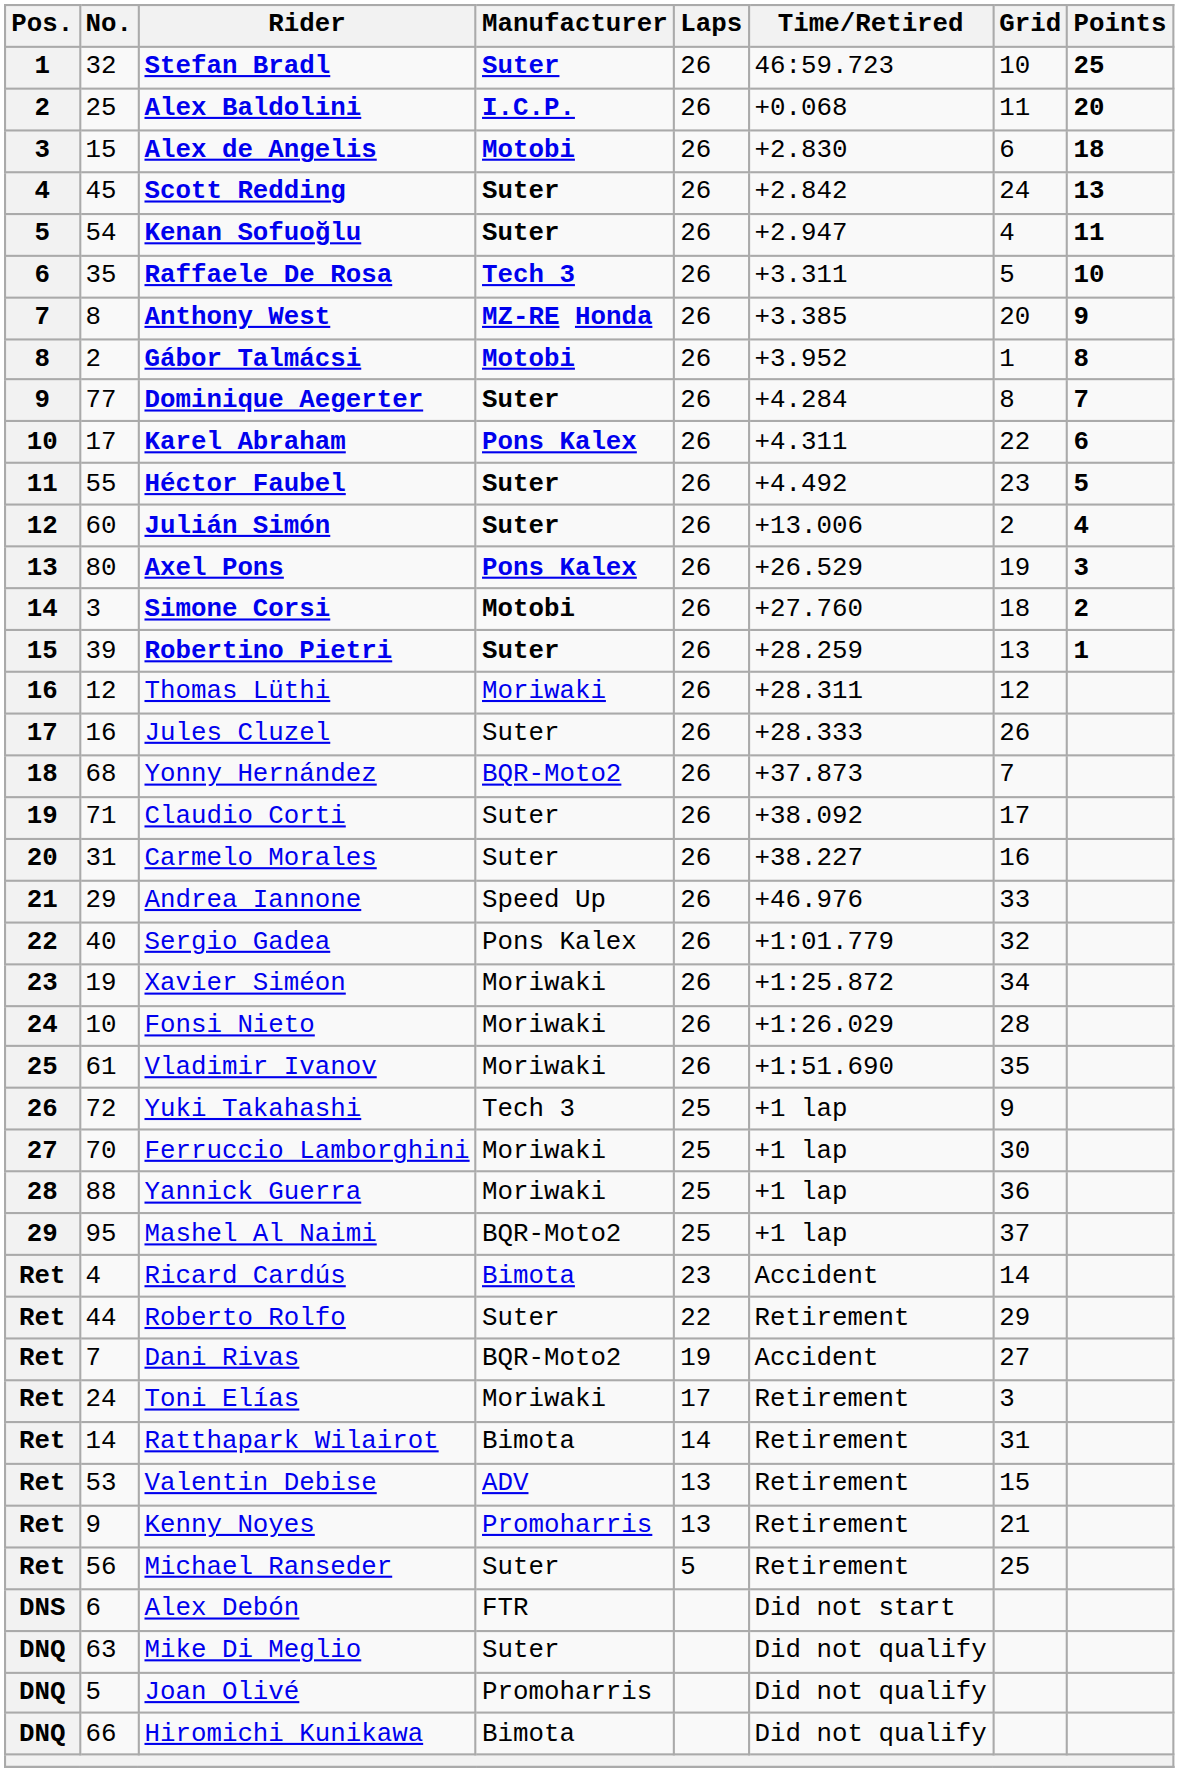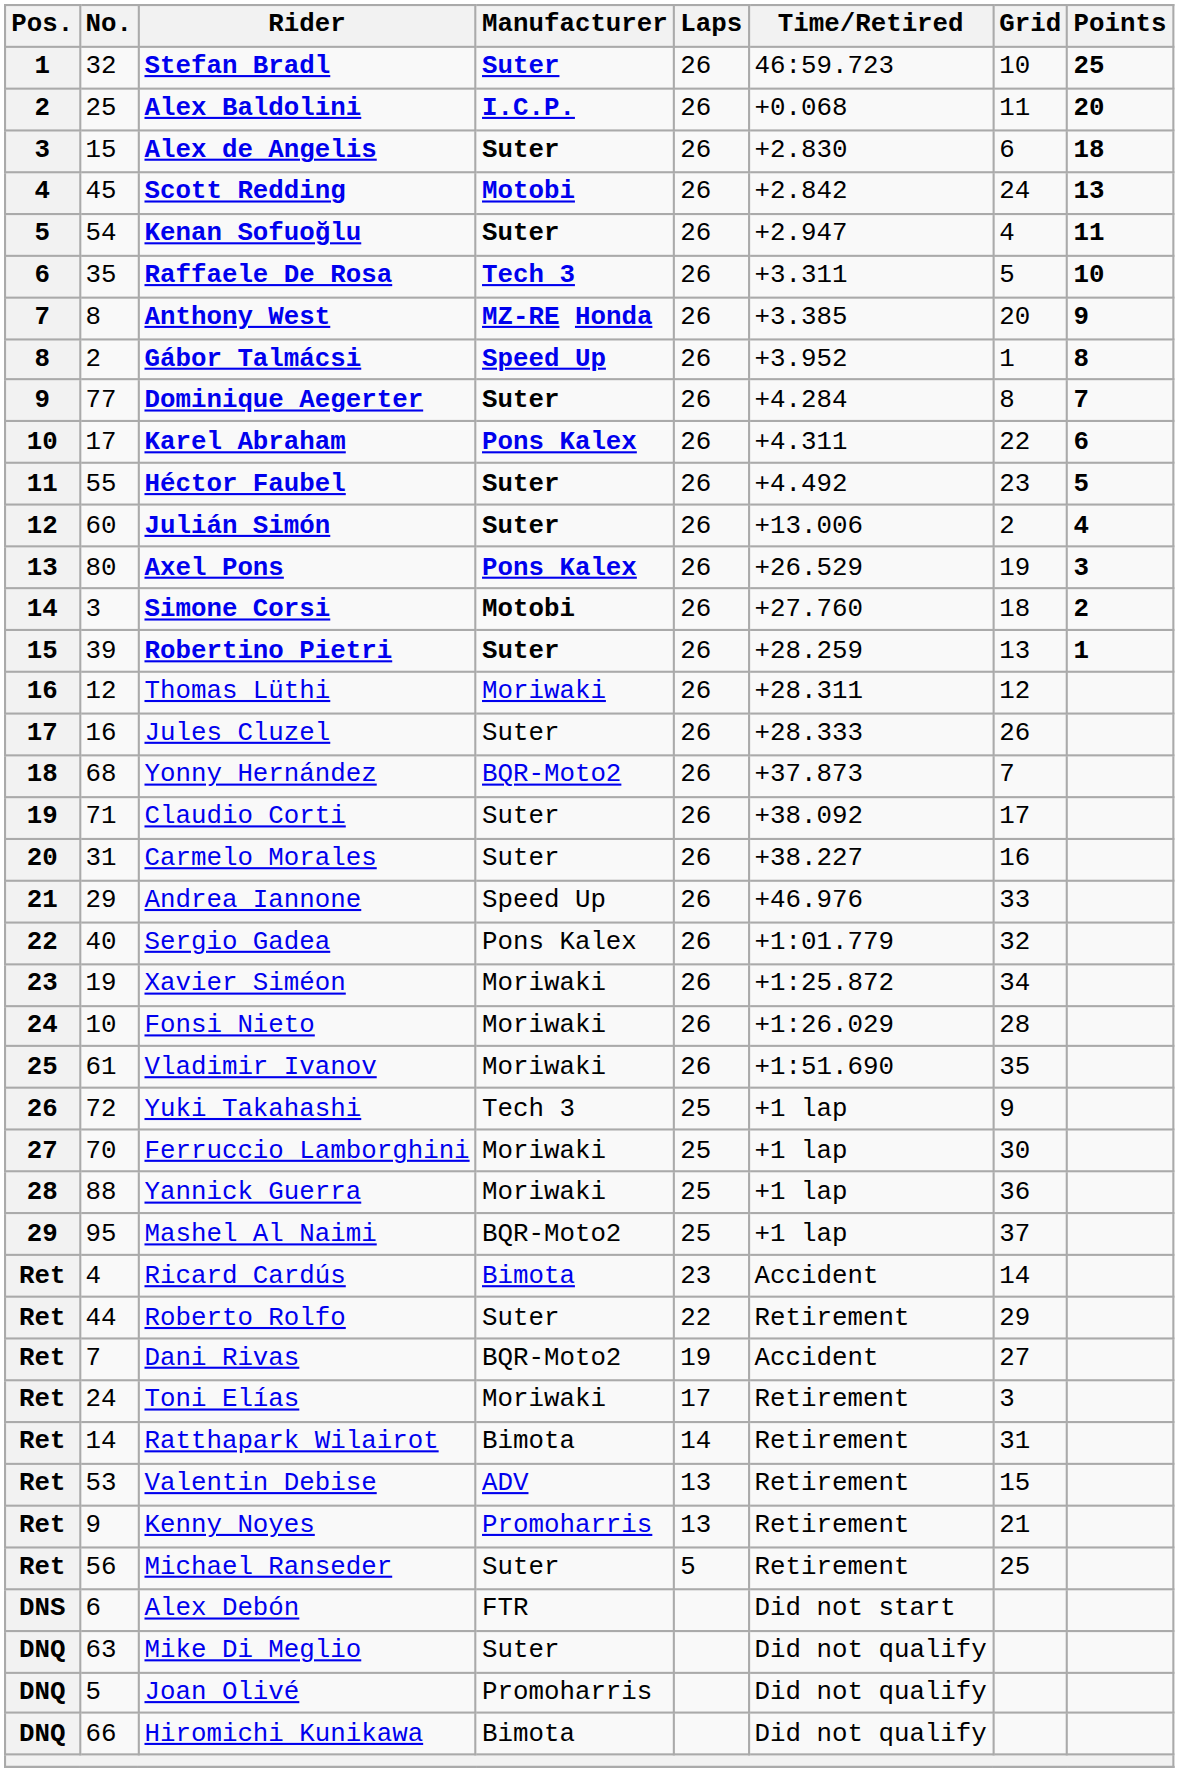(528, 151) Motobi -> (521, 151) Suter
(521, 193) Suter -> (528, 193) Motobi
(528, 360) Motobi -> (544, 360) Speed Up
